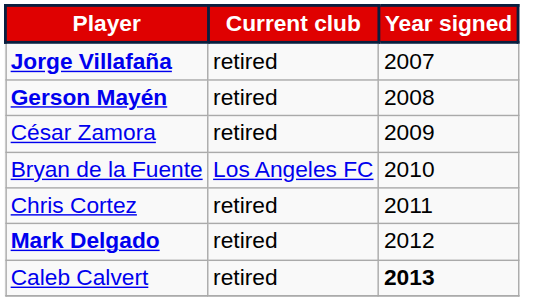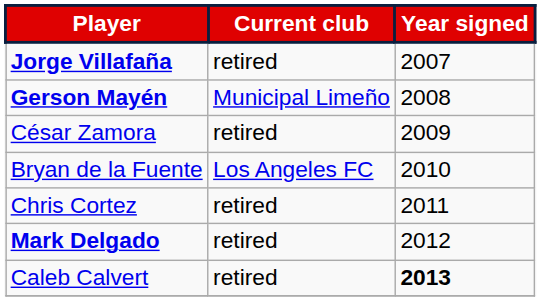(245, 97) retired -> (302, 97) Municipal Limeño
